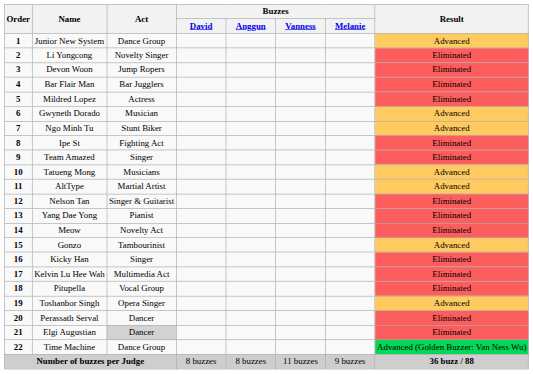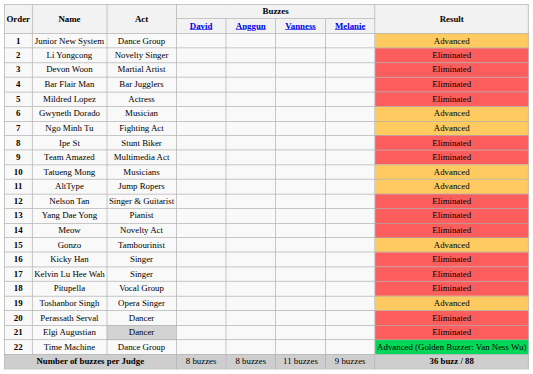(142, 69) Jump Ropers -> (142, 69) Martial Artist
(142, 128) Stunt Biker -> (142, 128) Fighting Act
(142, 142) Fighting Act -> (142, 142) Stunt Biker
(142, 157) Singer -> (142, 157) Multimedia Act
(142, 186) Martial Artist -> (142, 186) Jump Ropers
(142, 273) Multimedia Act -> (142, 273) Singer
